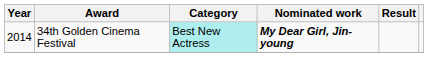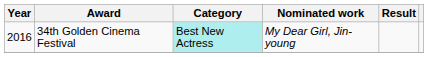(19, 37) 2014 -> (19, 37) 2016
(306, 37) bold -> (308, 37) normal
